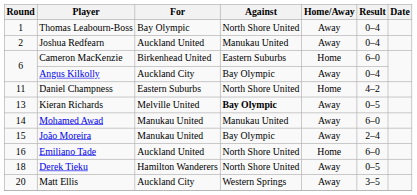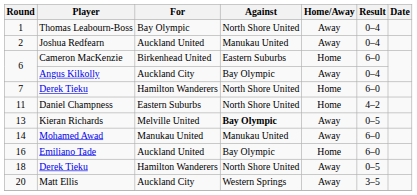+ row: (21, 89)
- row: (21, 136)
(261, 151) North Shore United -> (249, 151) Bay Olympic
